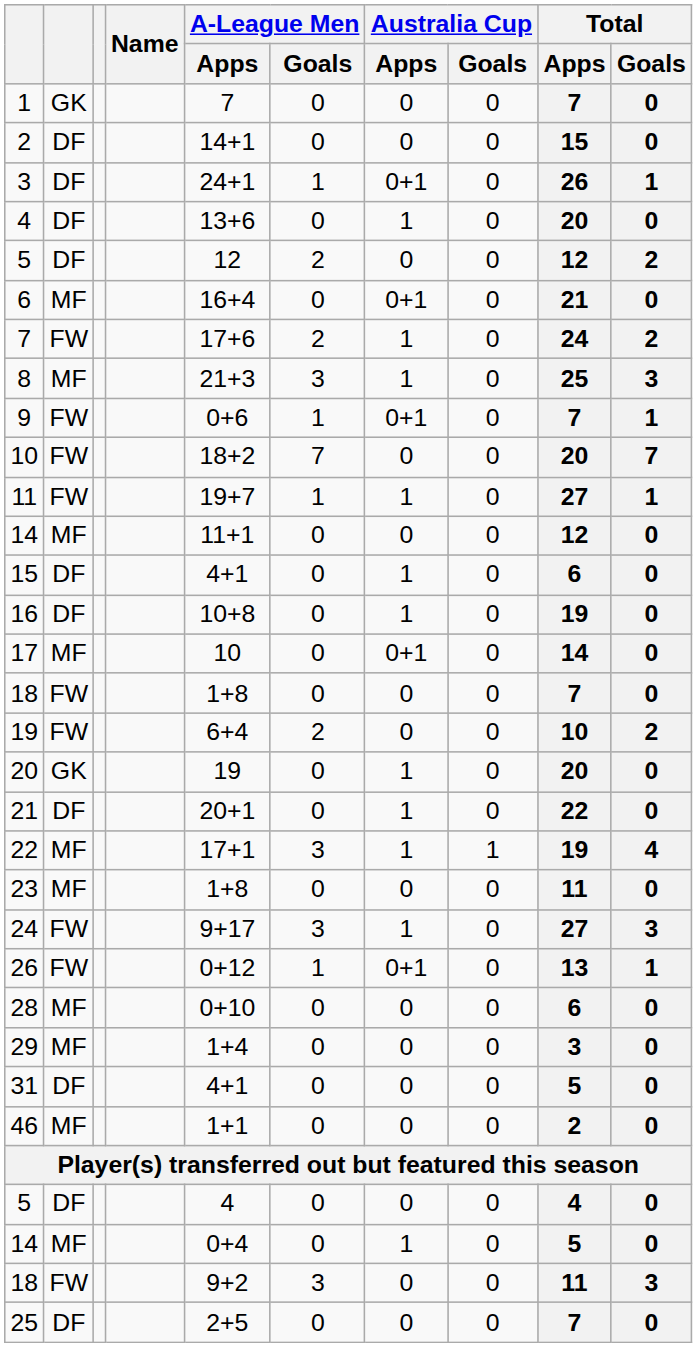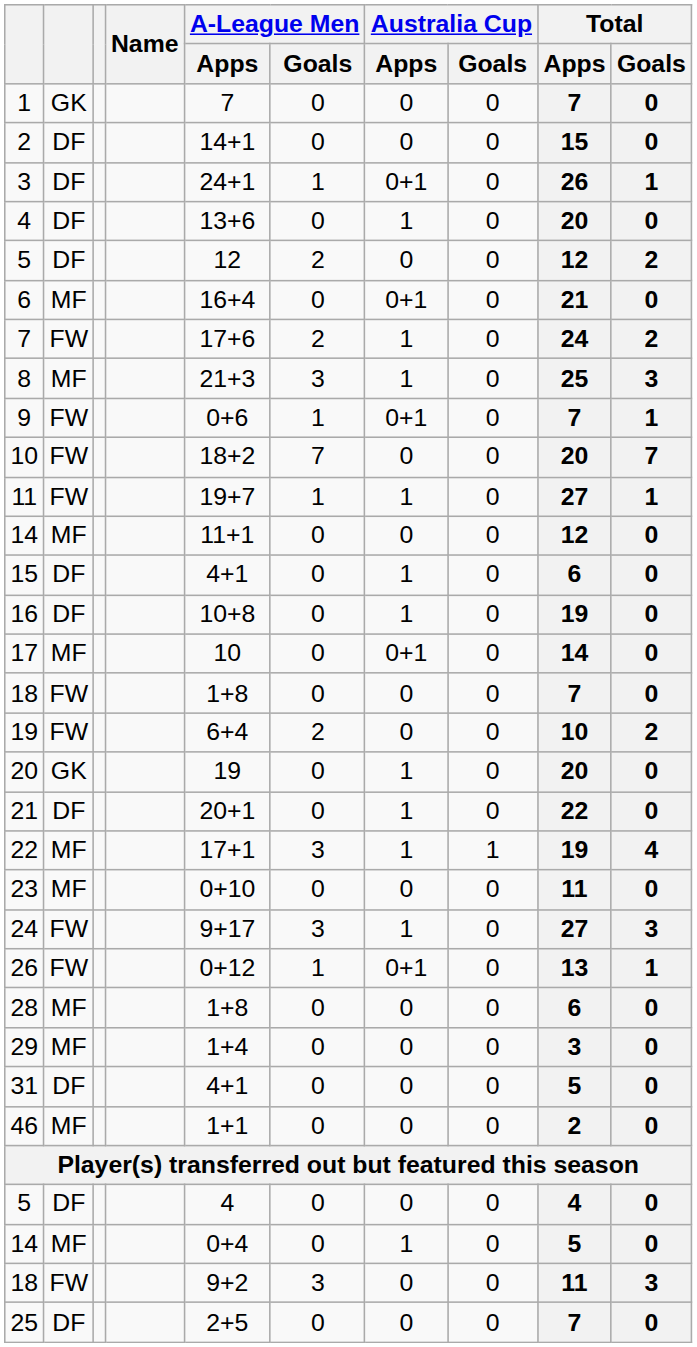(227, 889) 1+8 -> (227, 889) 0+10
(227, 1007) 0+10 -> (227, 1007) 1+8
